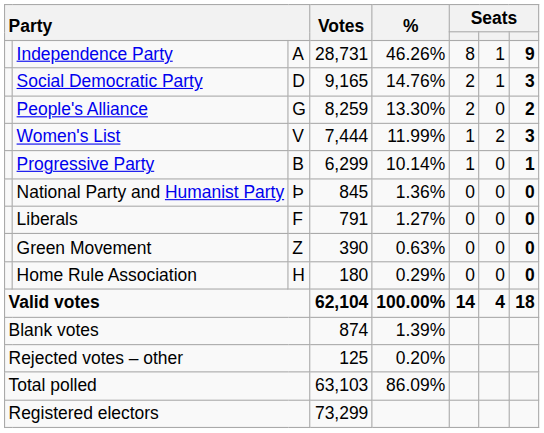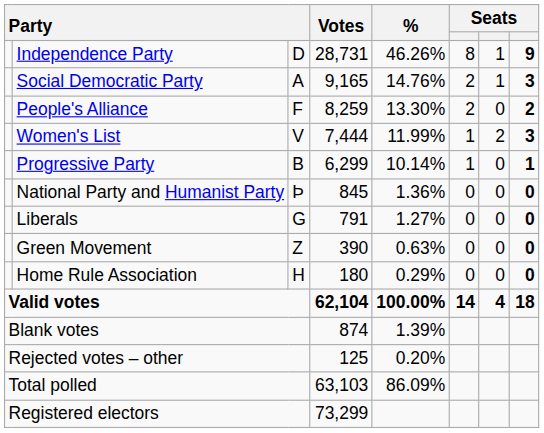(298, 54) A -> (298, 54) D
(298, 81) D -> (298, 81) A
(299, 109) G -> (298, 109) F
(298, 219) F -> (299, 219) G
